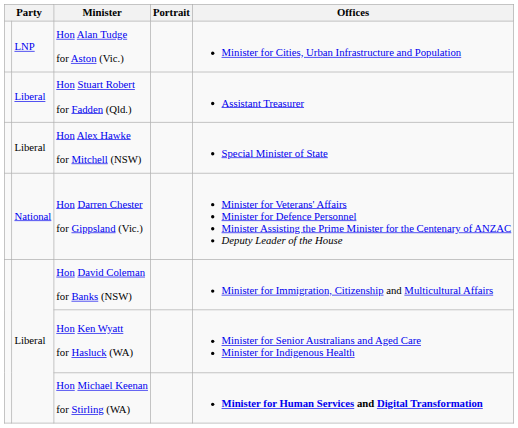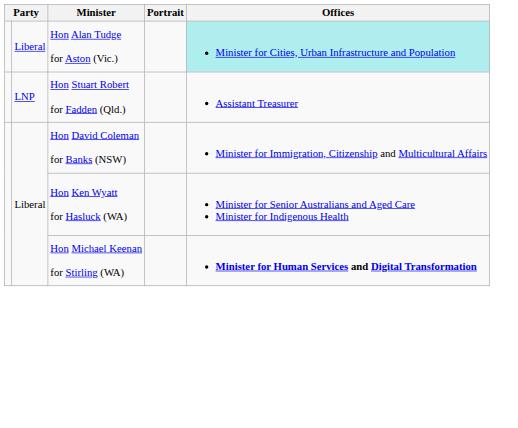(25, 46) LNP -> (30, 46) Liberal
(353, 53) no background -> (338, 53) paleturquoise background
(30, 97) Liberal -> (25, 97) LNP
- row: (99, 147)
- row: (100, 216)
